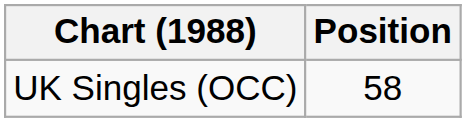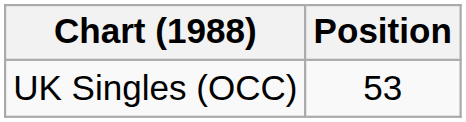(383, 87) 58 -> (383, 87) 53
